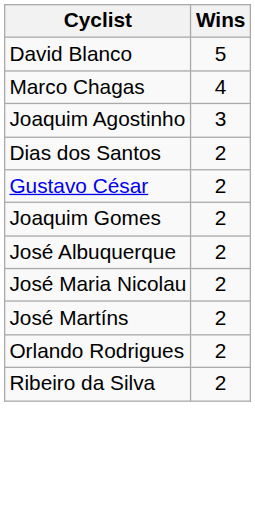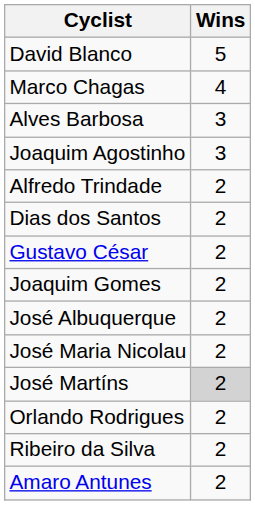+ row: (77, 119)
+ row: (86, 185)
(221, 317) no background -> (221, 383) lightgrey background
+ row: (81, 482)
